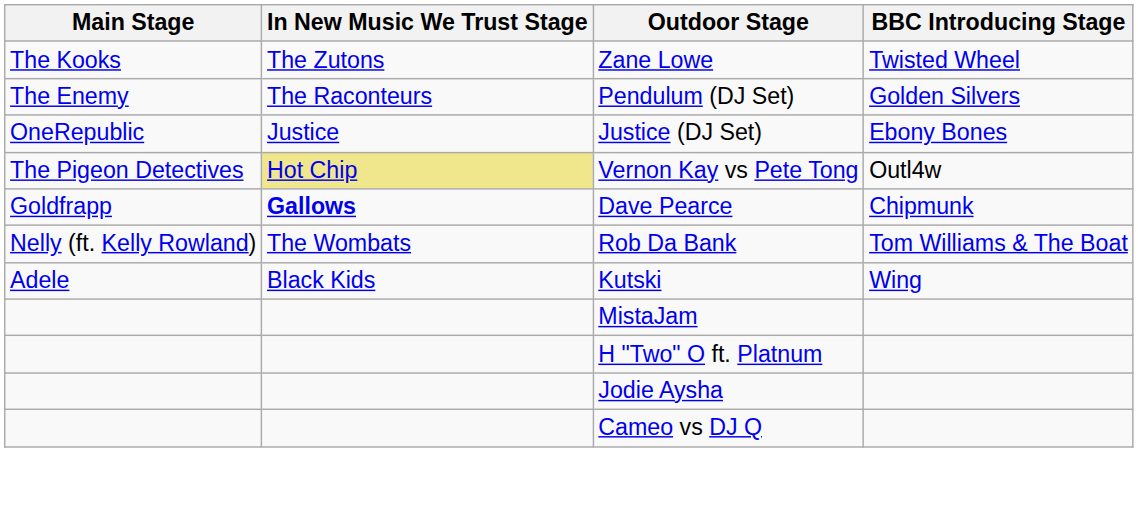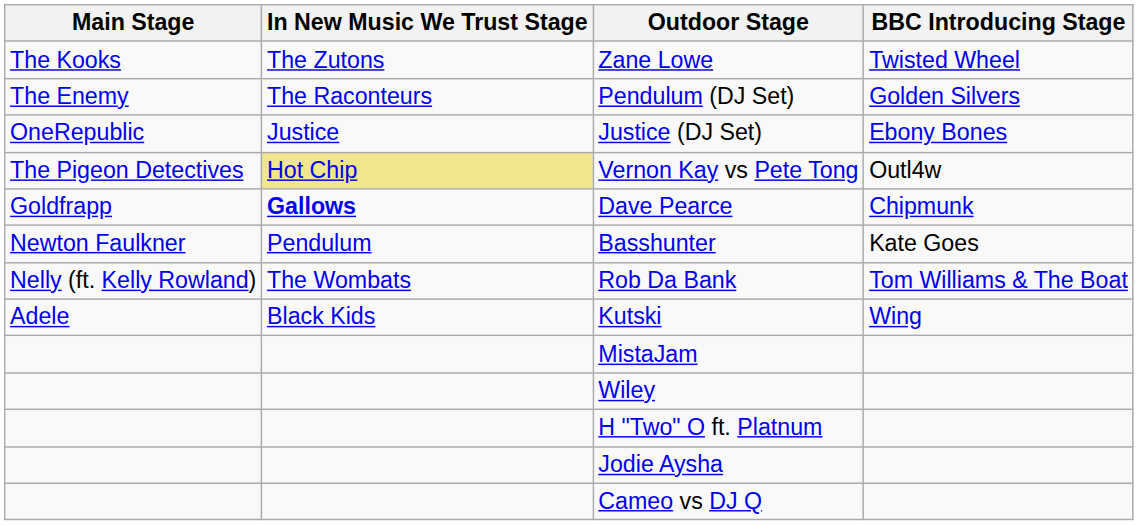+ row: (657, 243)
+ row: (627, 390)
